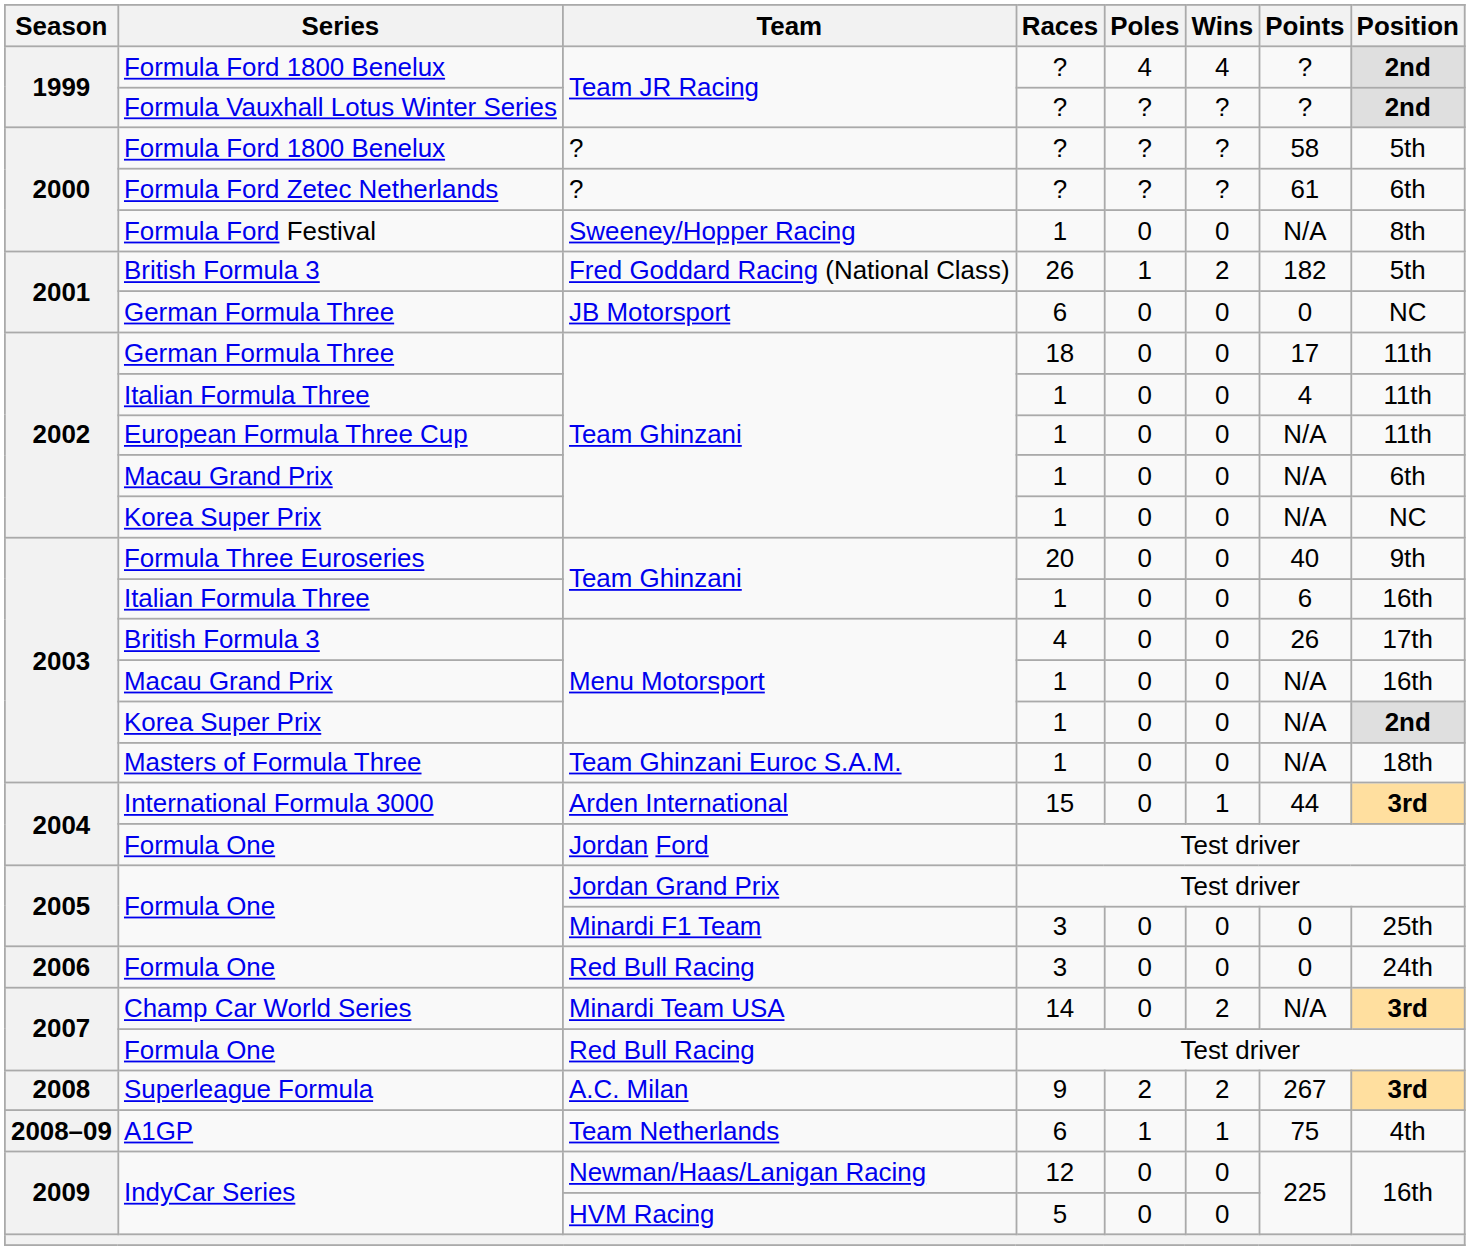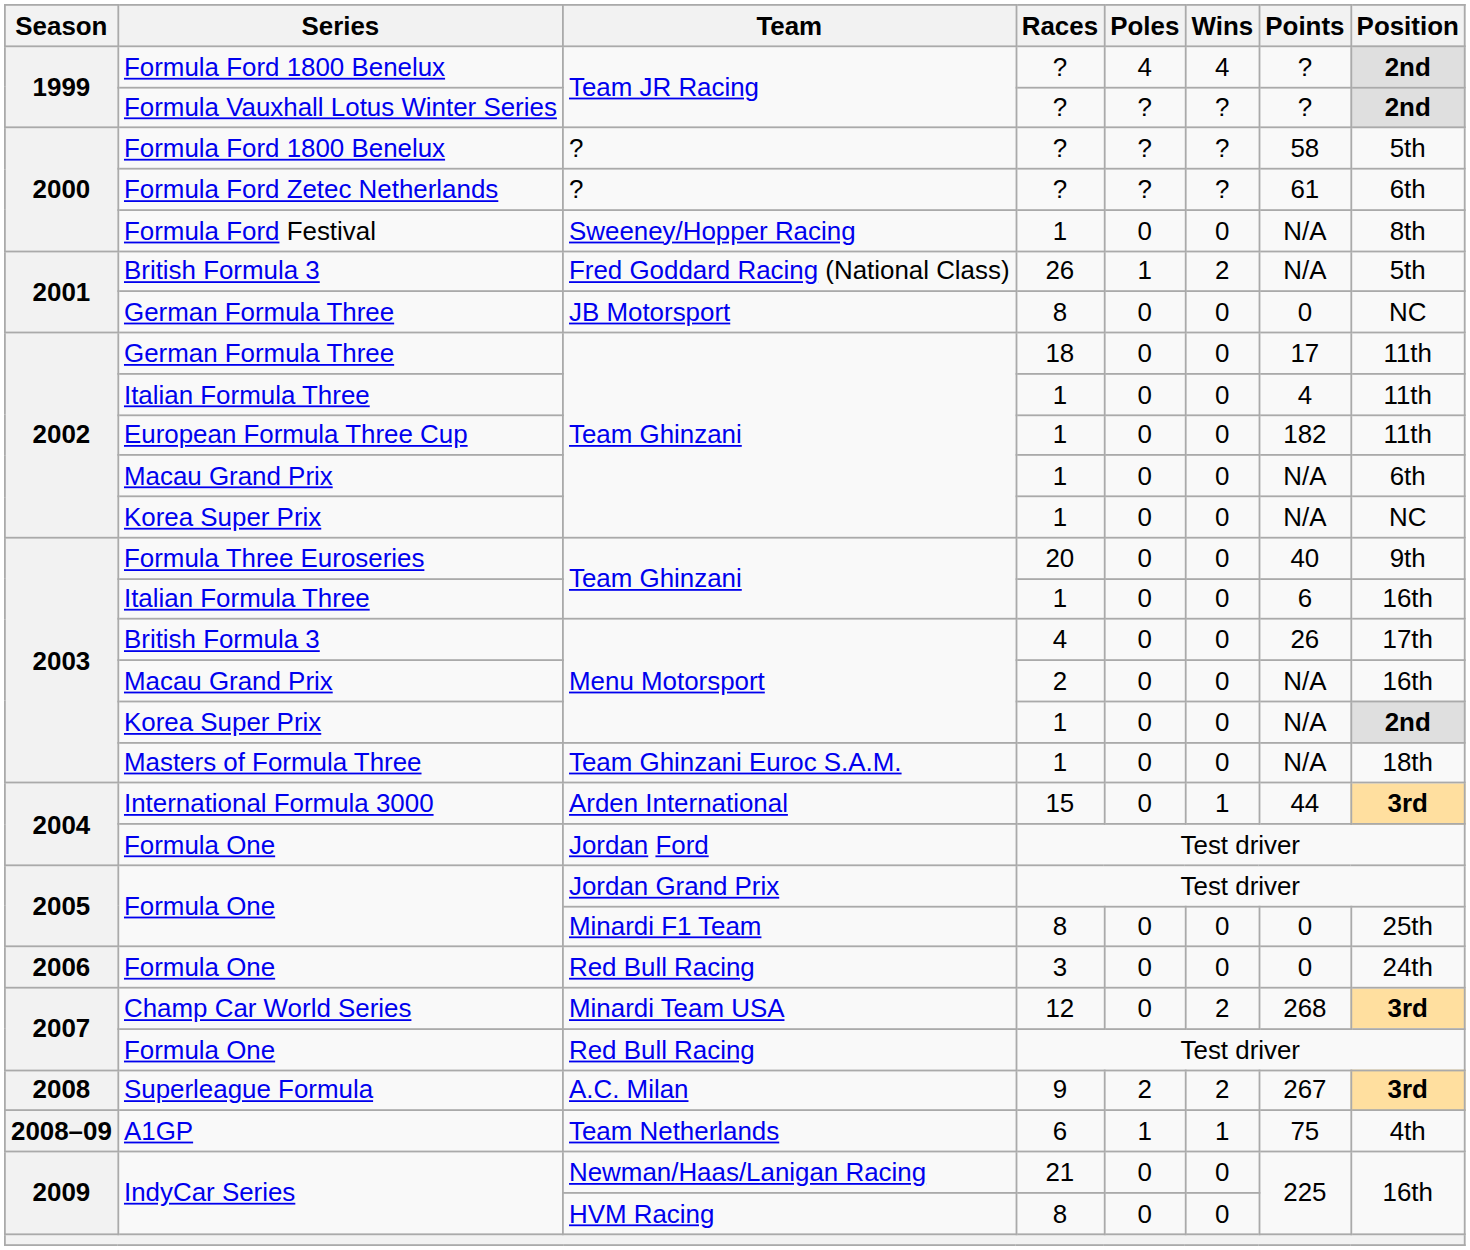(1305, 271) 182 -> (1305, 271) N/A
(1060, 312) 6 -> (1060, 312) 8
(1305, 435) N/A -> (1305, 435) 182
(1060, 681) 1 -> (1060, 681) 2
(1060, 927) 3 -> (1060, 927) 8
(1060, 1009) 14 -> (1060, 1009) 12
(1305, 1009) N/A -> (1305, 1009) 268
(1060, 1172) 12 -> (1060, 1172) 21
(1060, 1213) 5 -> (1060, 1213) 8
